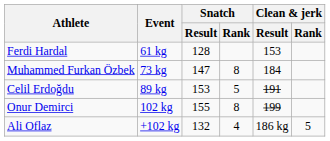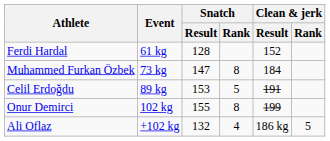(272, 51) 153 -> (272, 51) 152
